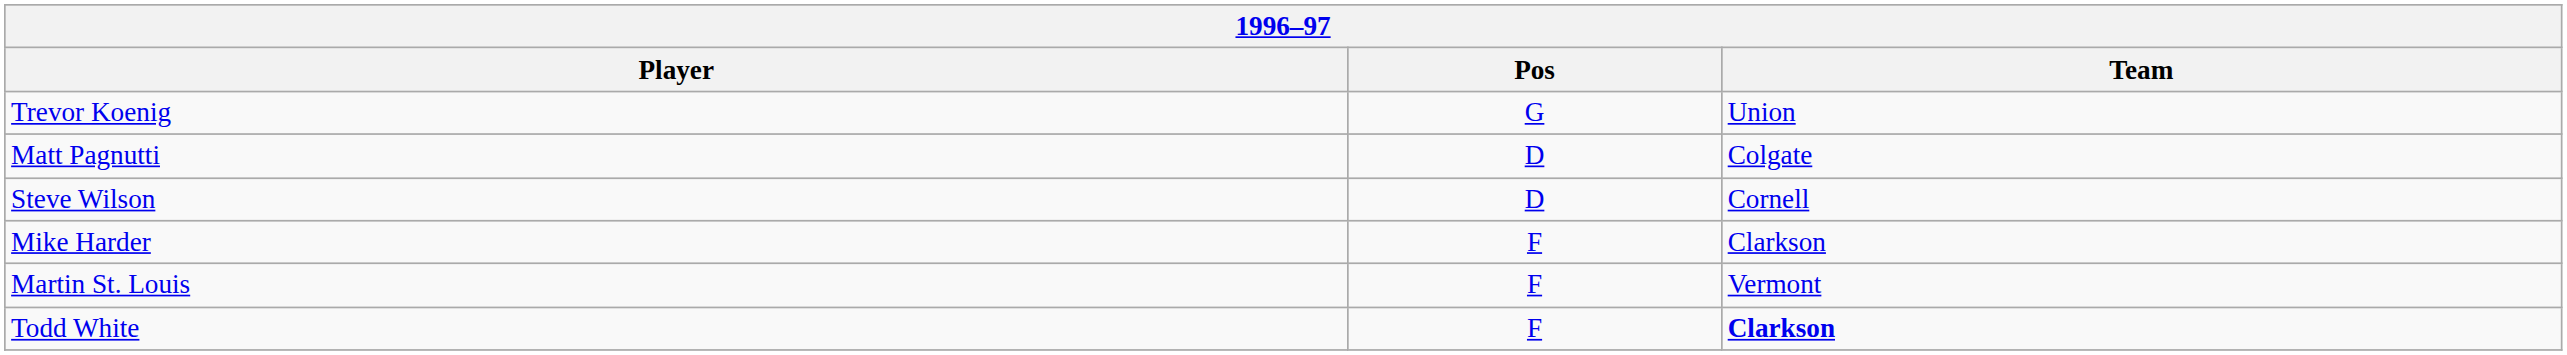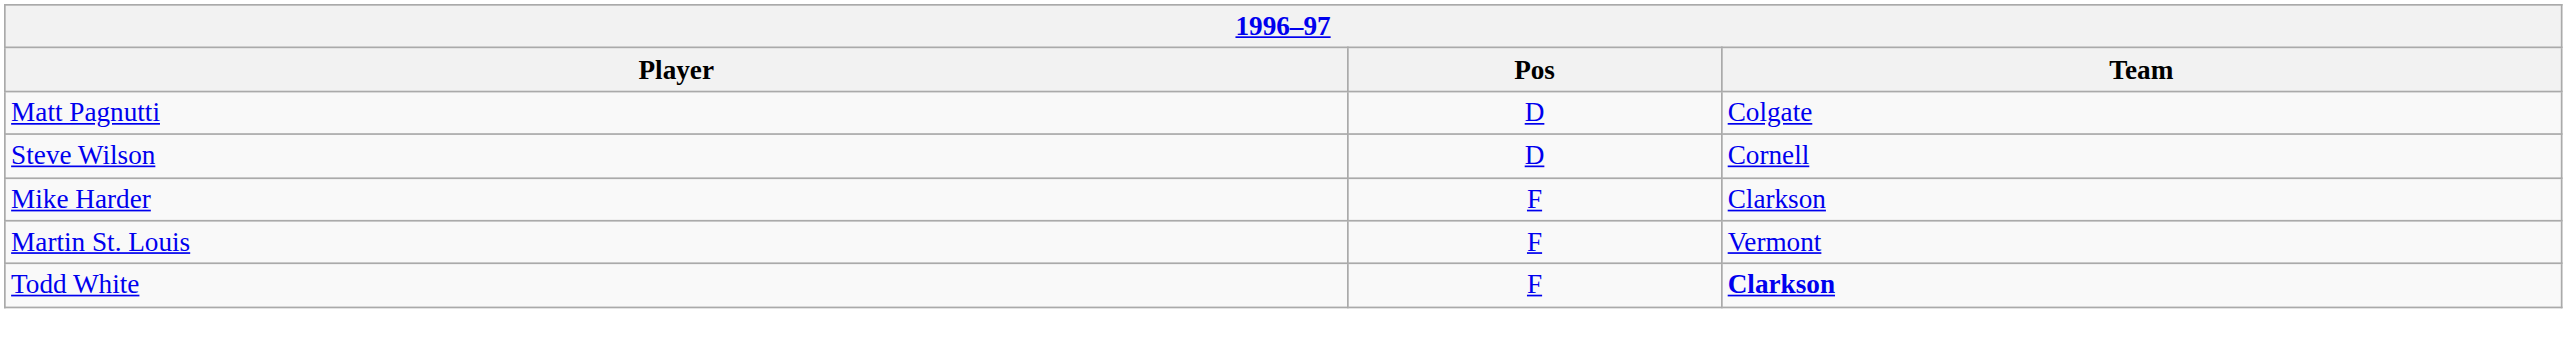- row: (91, 112)
